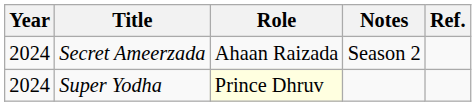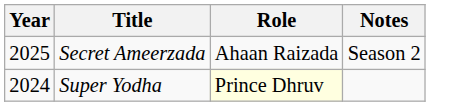- column: (448, 20)
(30, 52) 2024 -> (30, 52) 2025
